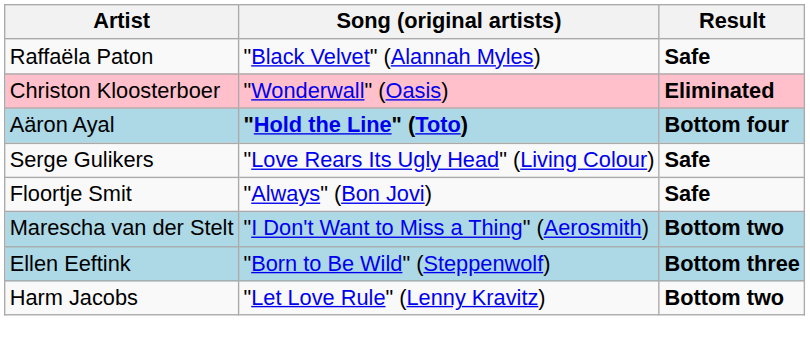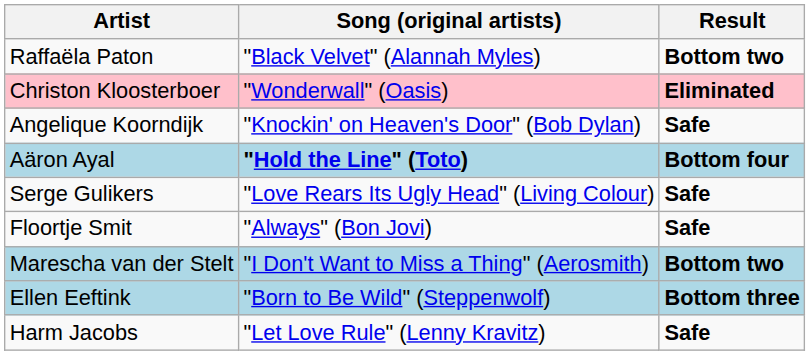(687, 56) Safe -> (724, 56) Bottom two
+ row: (106, 125)
(724, 297) Bottom two -> (687, 332) Safe
